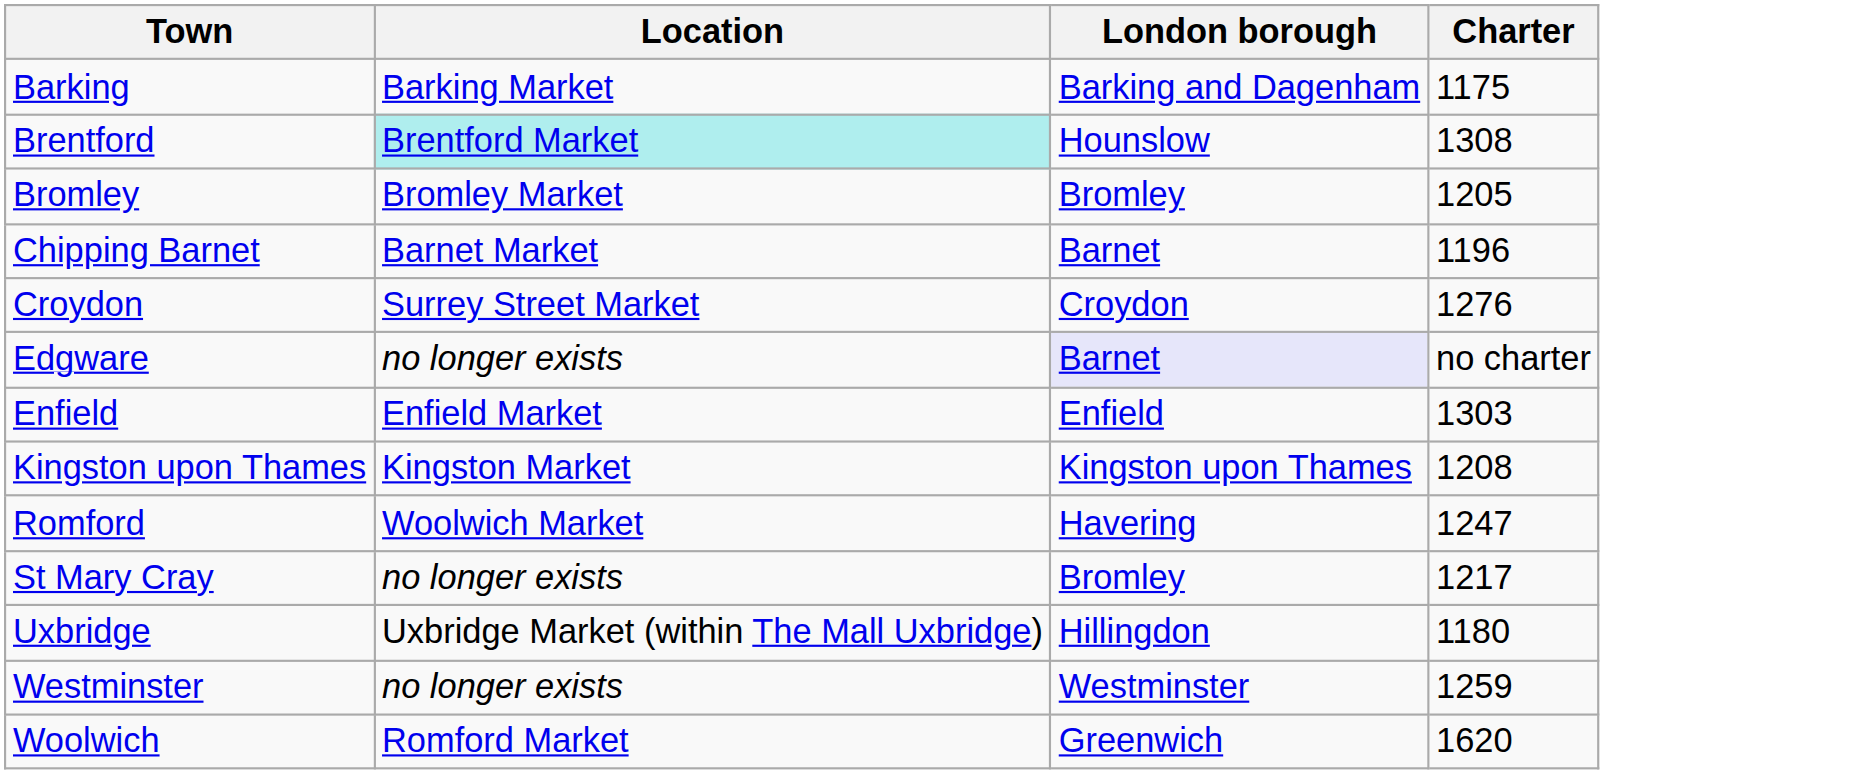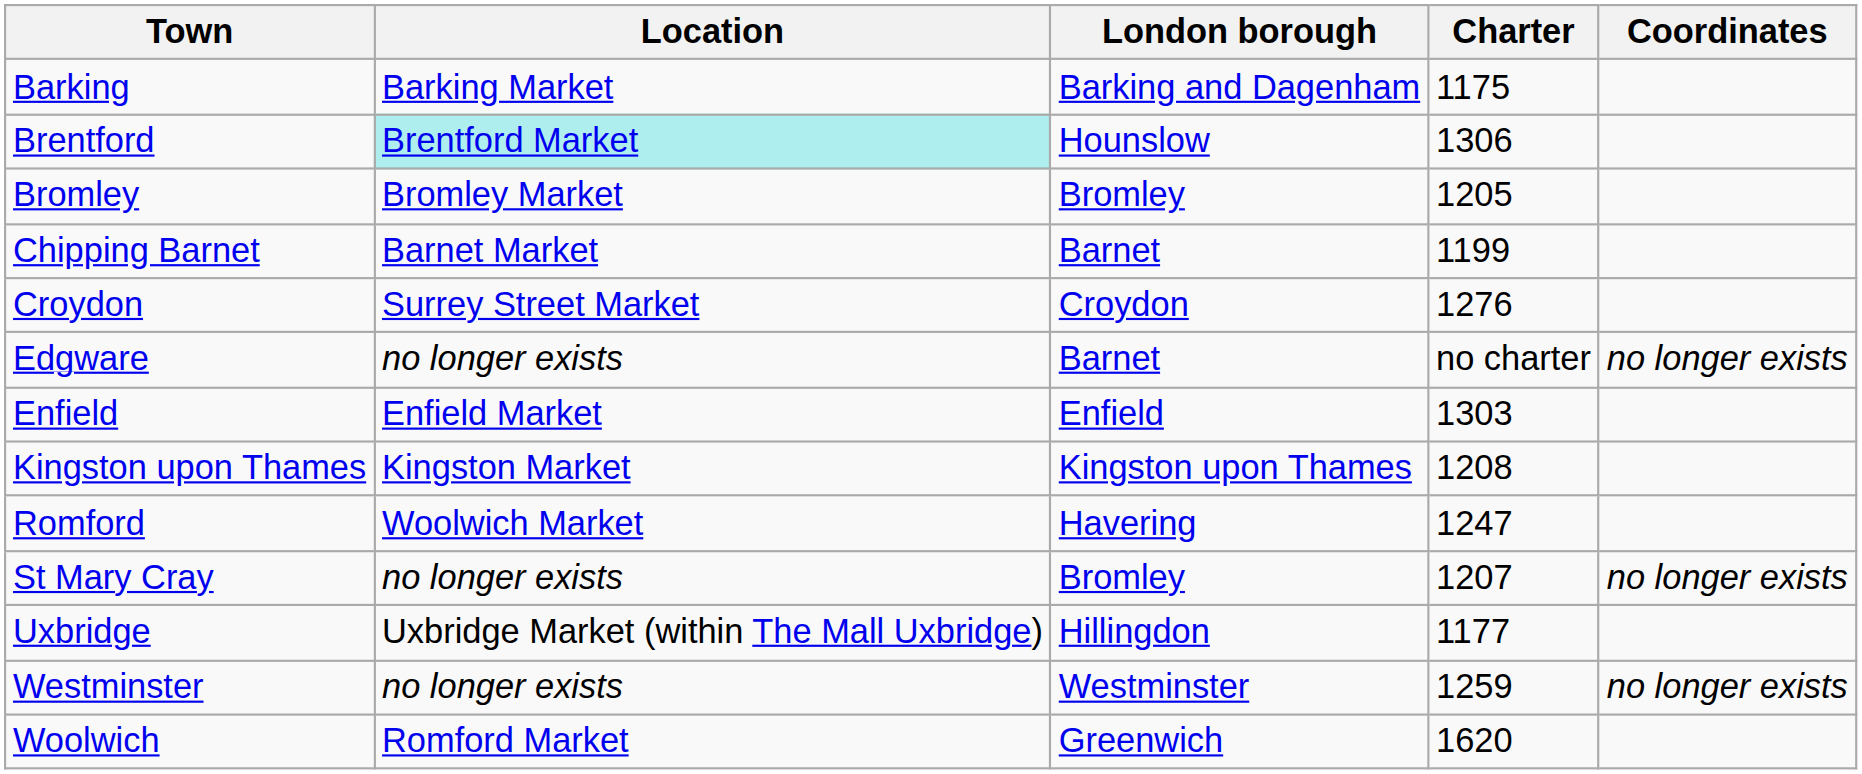+ column: (1727, 31)
(1474, 140) 1308 -> (1474, 140) 1306
(1473, 250) 1196 -> (1473, 250) 1199
(1109, 359) lavender background -> (1109, 359) no background
(1474, 577) 1217 -> (1474, 577) 1207
(1473, 631) 1180 -> (1473, 631) 1177
